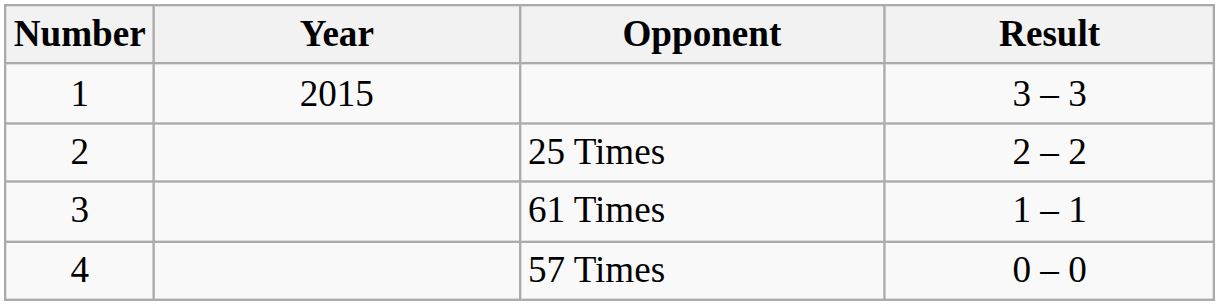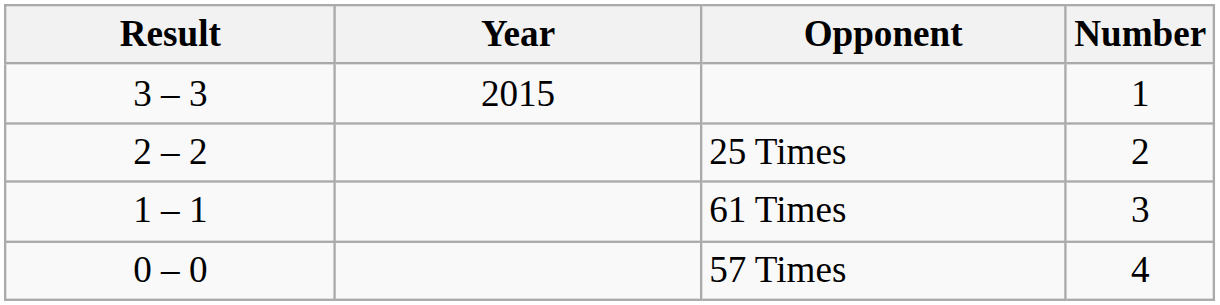columns swapped: (80, 33) <-> (1050, 33)
